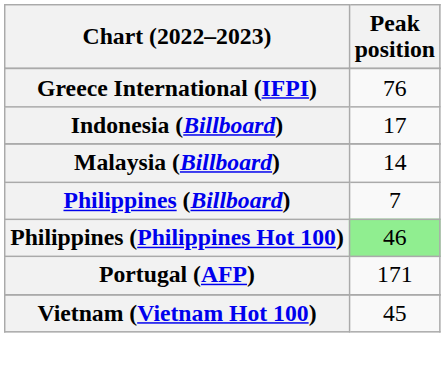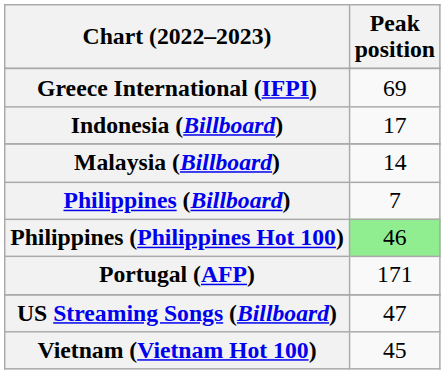(395, 87) 76 -> (395, 87) 69
+ row: (177, 312)
